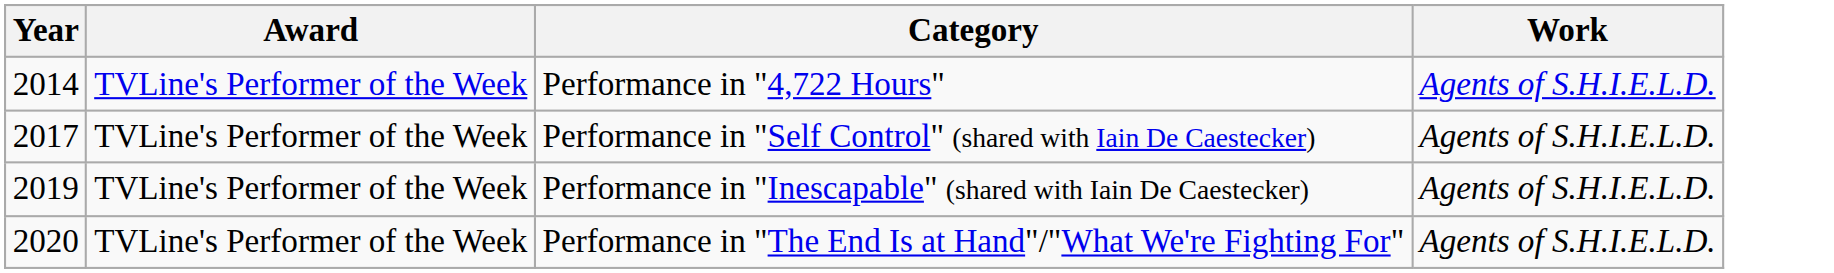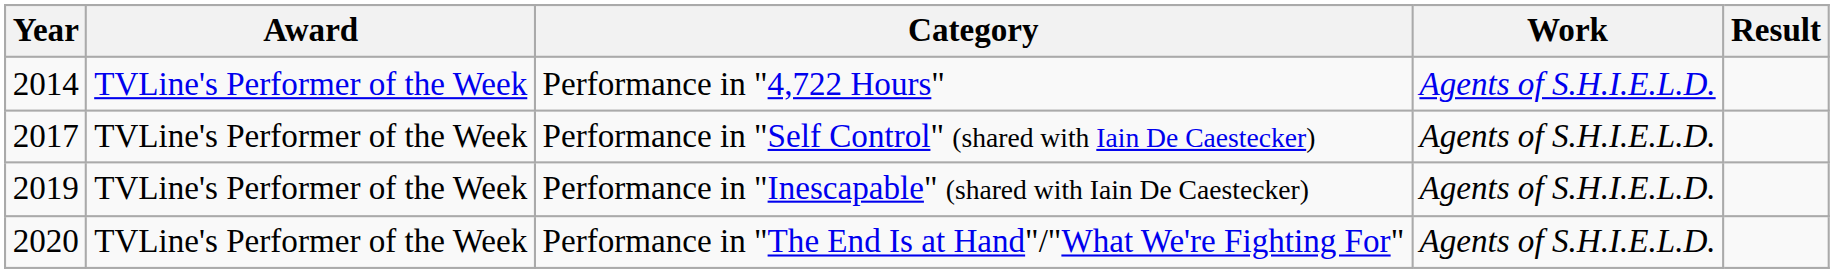+ column: (1776, 30)
